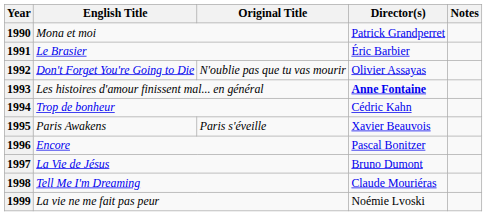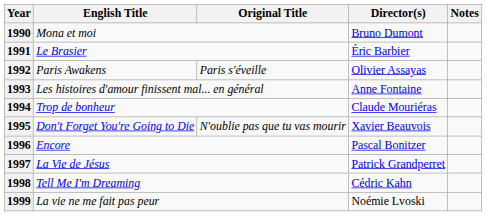(398, 32) Patrick Grandperret -> (387, 32) Bruno Dumont
(115, 70) Don't Forget You're Going to Die -> (71, 70) Paris Awakens
(273, 70) N'oublie pas que tu vas mourir -> (233, 70) Paris s'éveille
(389, 88) bold -> (386, 88) normal
(381, 107) Cédric Kahn -> (394, 107) Claude Mouriéras
(71, 126) Paris Awakens -> (115, 126) Don't Forget You're Going to Die
(233, 126) Paris s'éveille -> (273, 126) N'oublie pas que tu vas mourir
(387, 164) Bruno Dumont -> (398, 164) Patrick Grandperret
(394, 182) Claude Mouriéras -> (381, 182) Cédric Kahn
